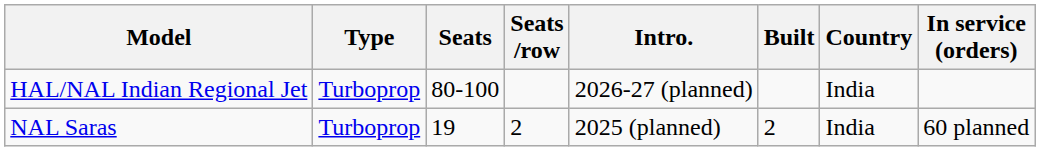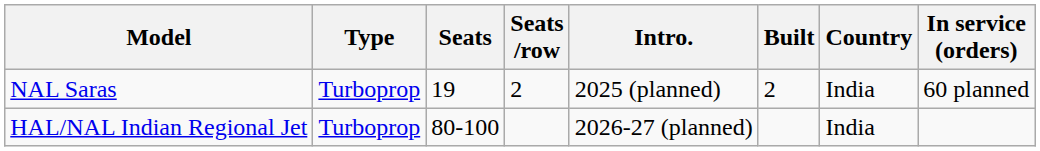rows swapped: (63, 126) <-> (159, 88)
